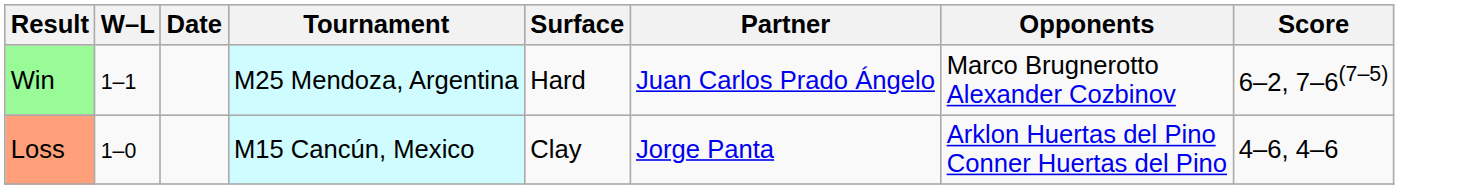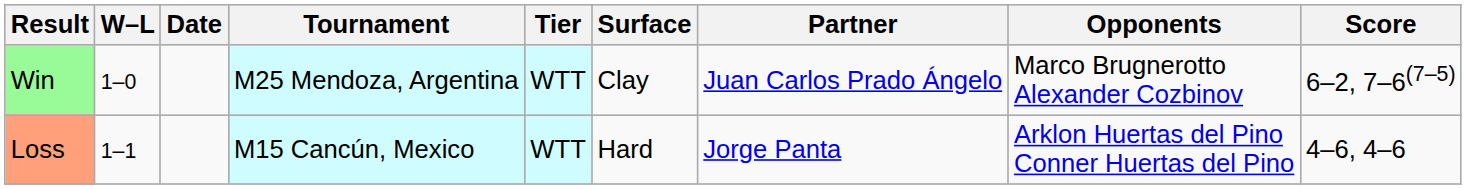+ column: (558, 24)
(119, 81) 1–1 -> (119, 81) 1–0
(558, 79) Hard -> (623, 79) Clay
(119, 150) 1–0 -> (119, 150) 1–1
(556, 149) Clay -> (625, 149) Hard
